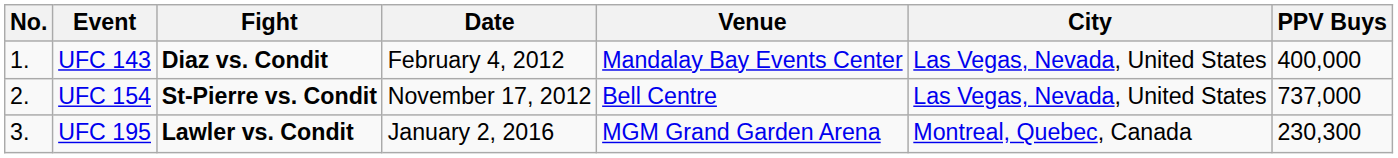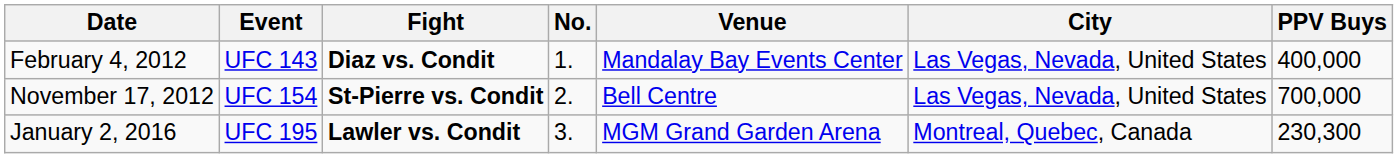columns swapped: (29, 22) <-> (490, 22)
(1319, 96) 737,000 -> (1319, 96) 700,000
